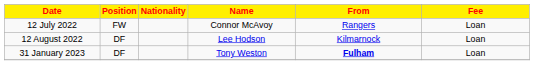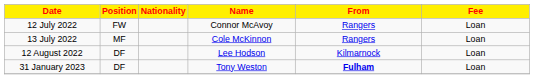+ row: (52, 39)
